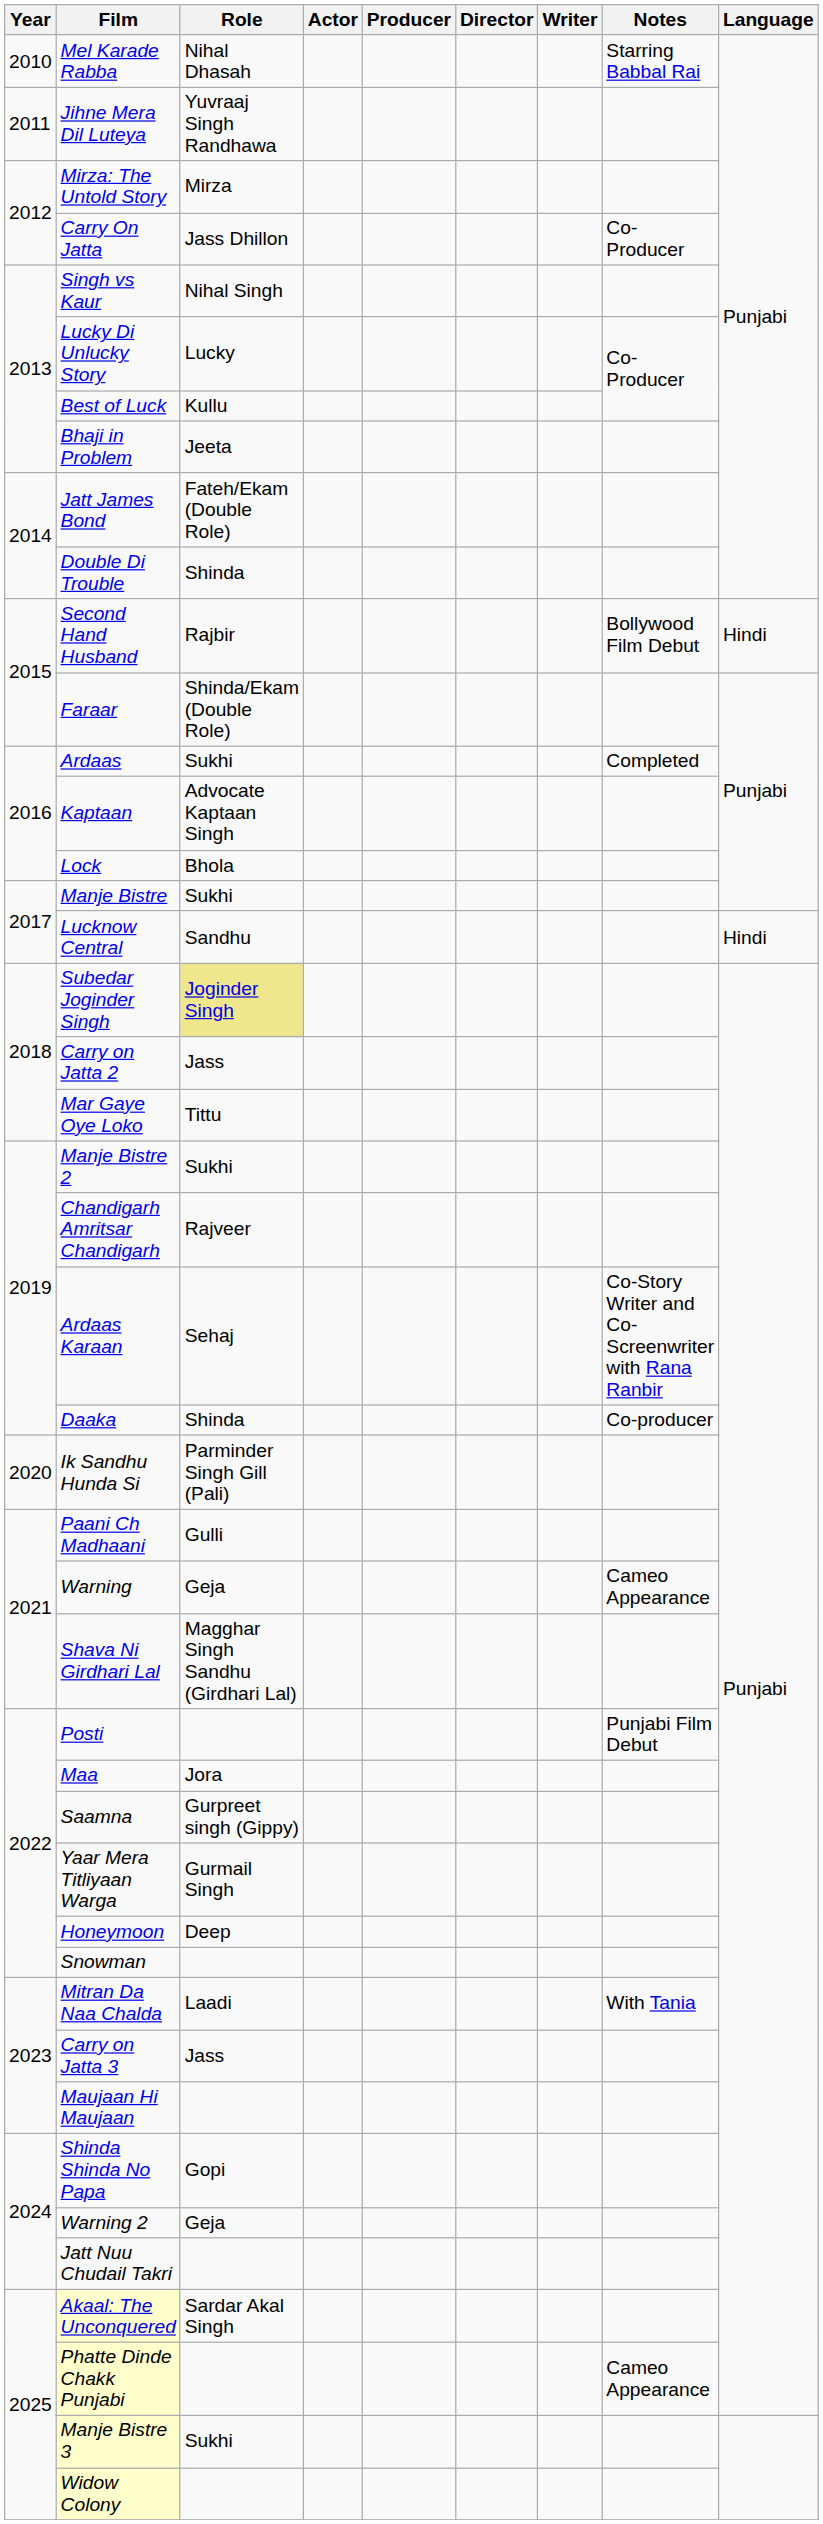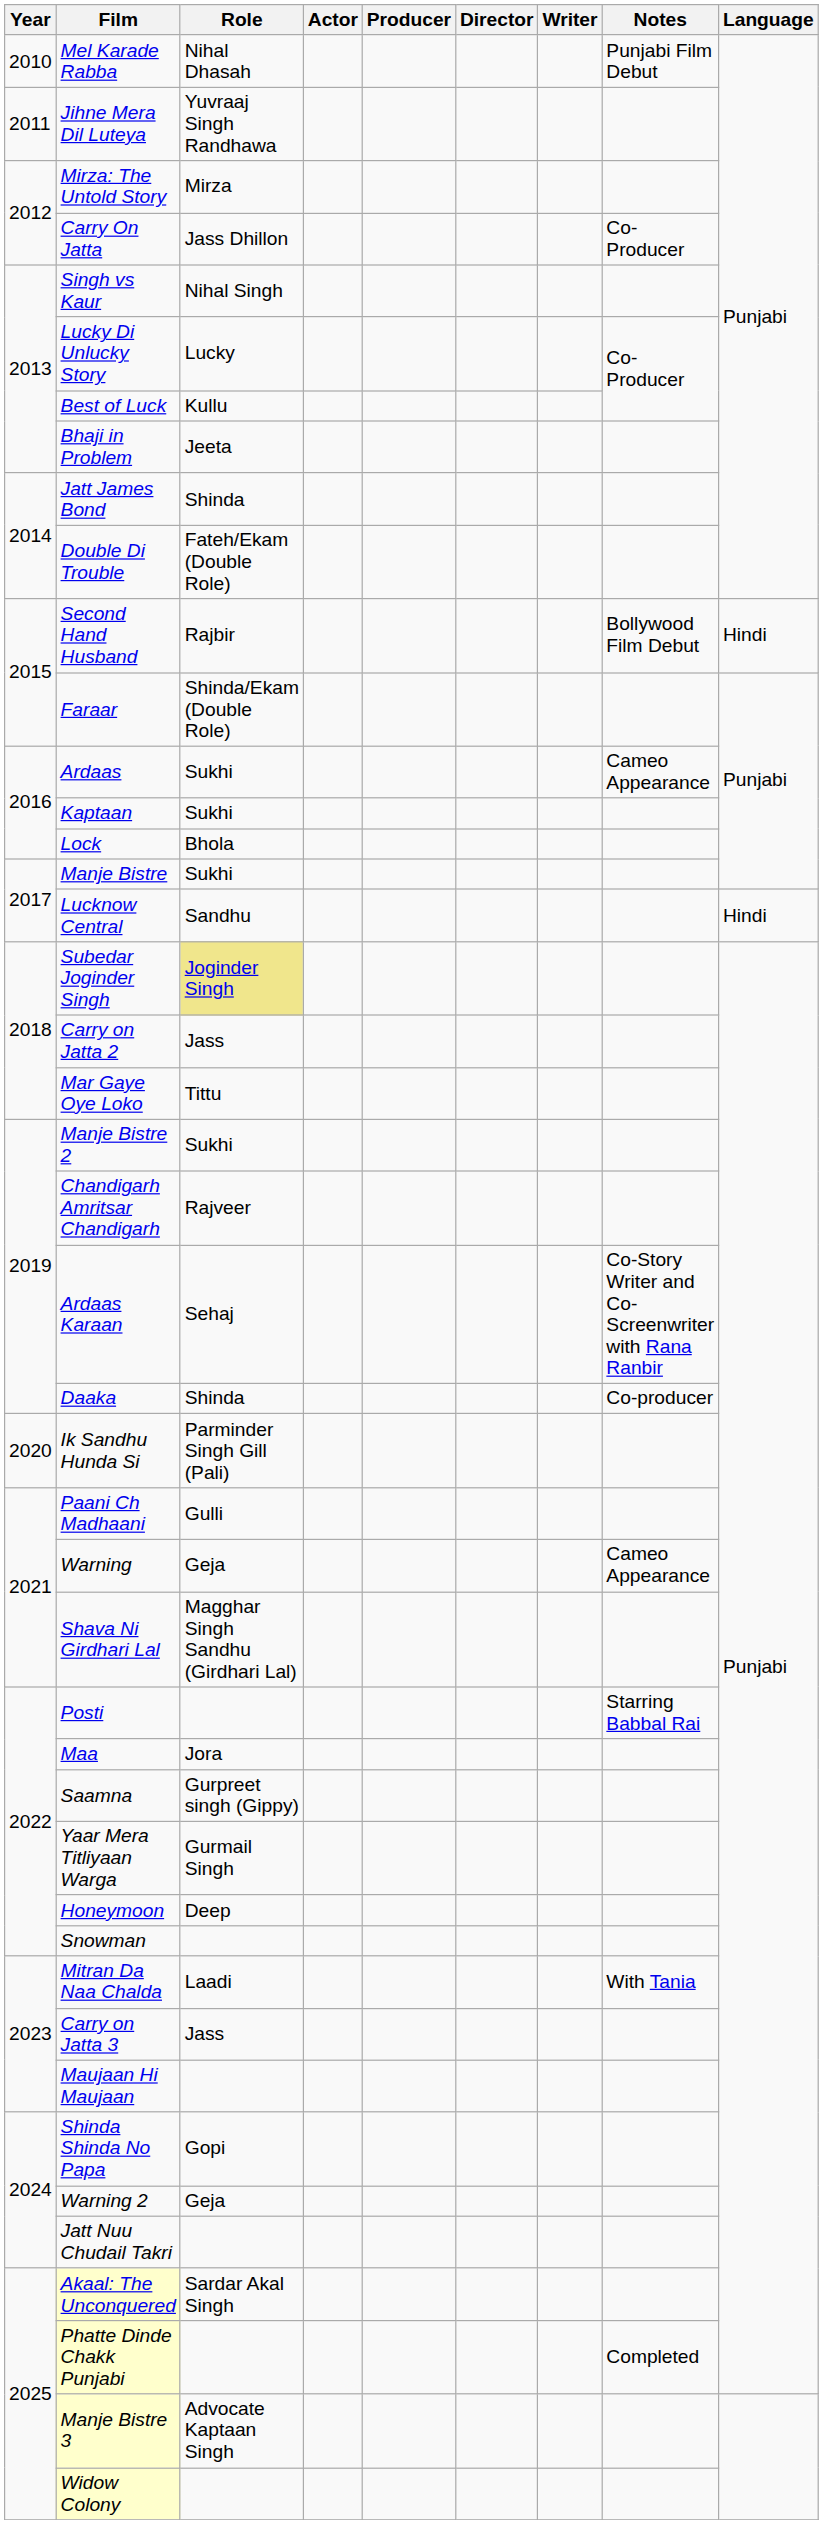(653, 60) Starring Babbal Rai -> (659, 60) Punjabi Film Debut
(236, 509) Fateh/Ekam (Double Role) -> (215, 498) Shinda
(215, 572) Shinda -> (236, 561) Fateh/Ekam (Double Role)
(653, 761) Completed -> (658, 771) Cameo Appearance
(225, 813) Advocate Kaptaan Singh -> (209, 813) Sukhi
(659, 1734) Punjabi Film Debut -> (653, 1712) Starring Babbal Rai
(658, 2378) Cameo Appearance -> (653, 2357) Completed
(209, 2441) Sukhi -> (225, 2430) Advocate Kaptaan Singh
